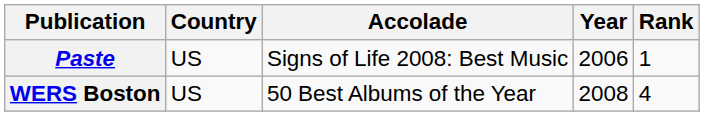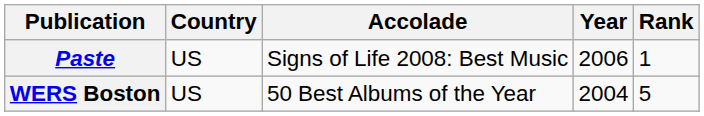(604, 93) 2008 -> (604, 93) 2004
(645, 93) 4 -> (645, 93) 5
